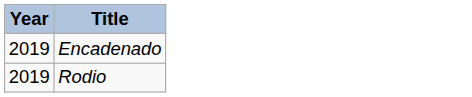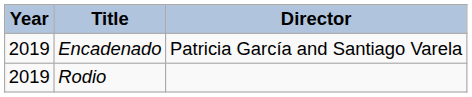+ column: (316, 19)
